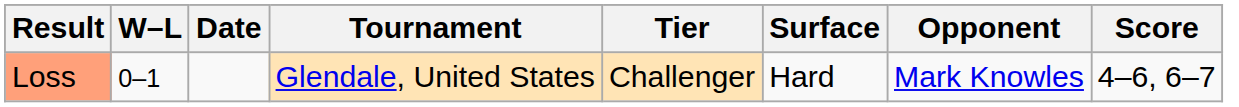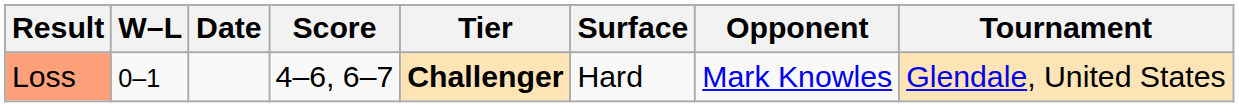columns swapped: (435, 28) <-> (1157, 28)
(682, 76) normal -> (485, 76) bold
